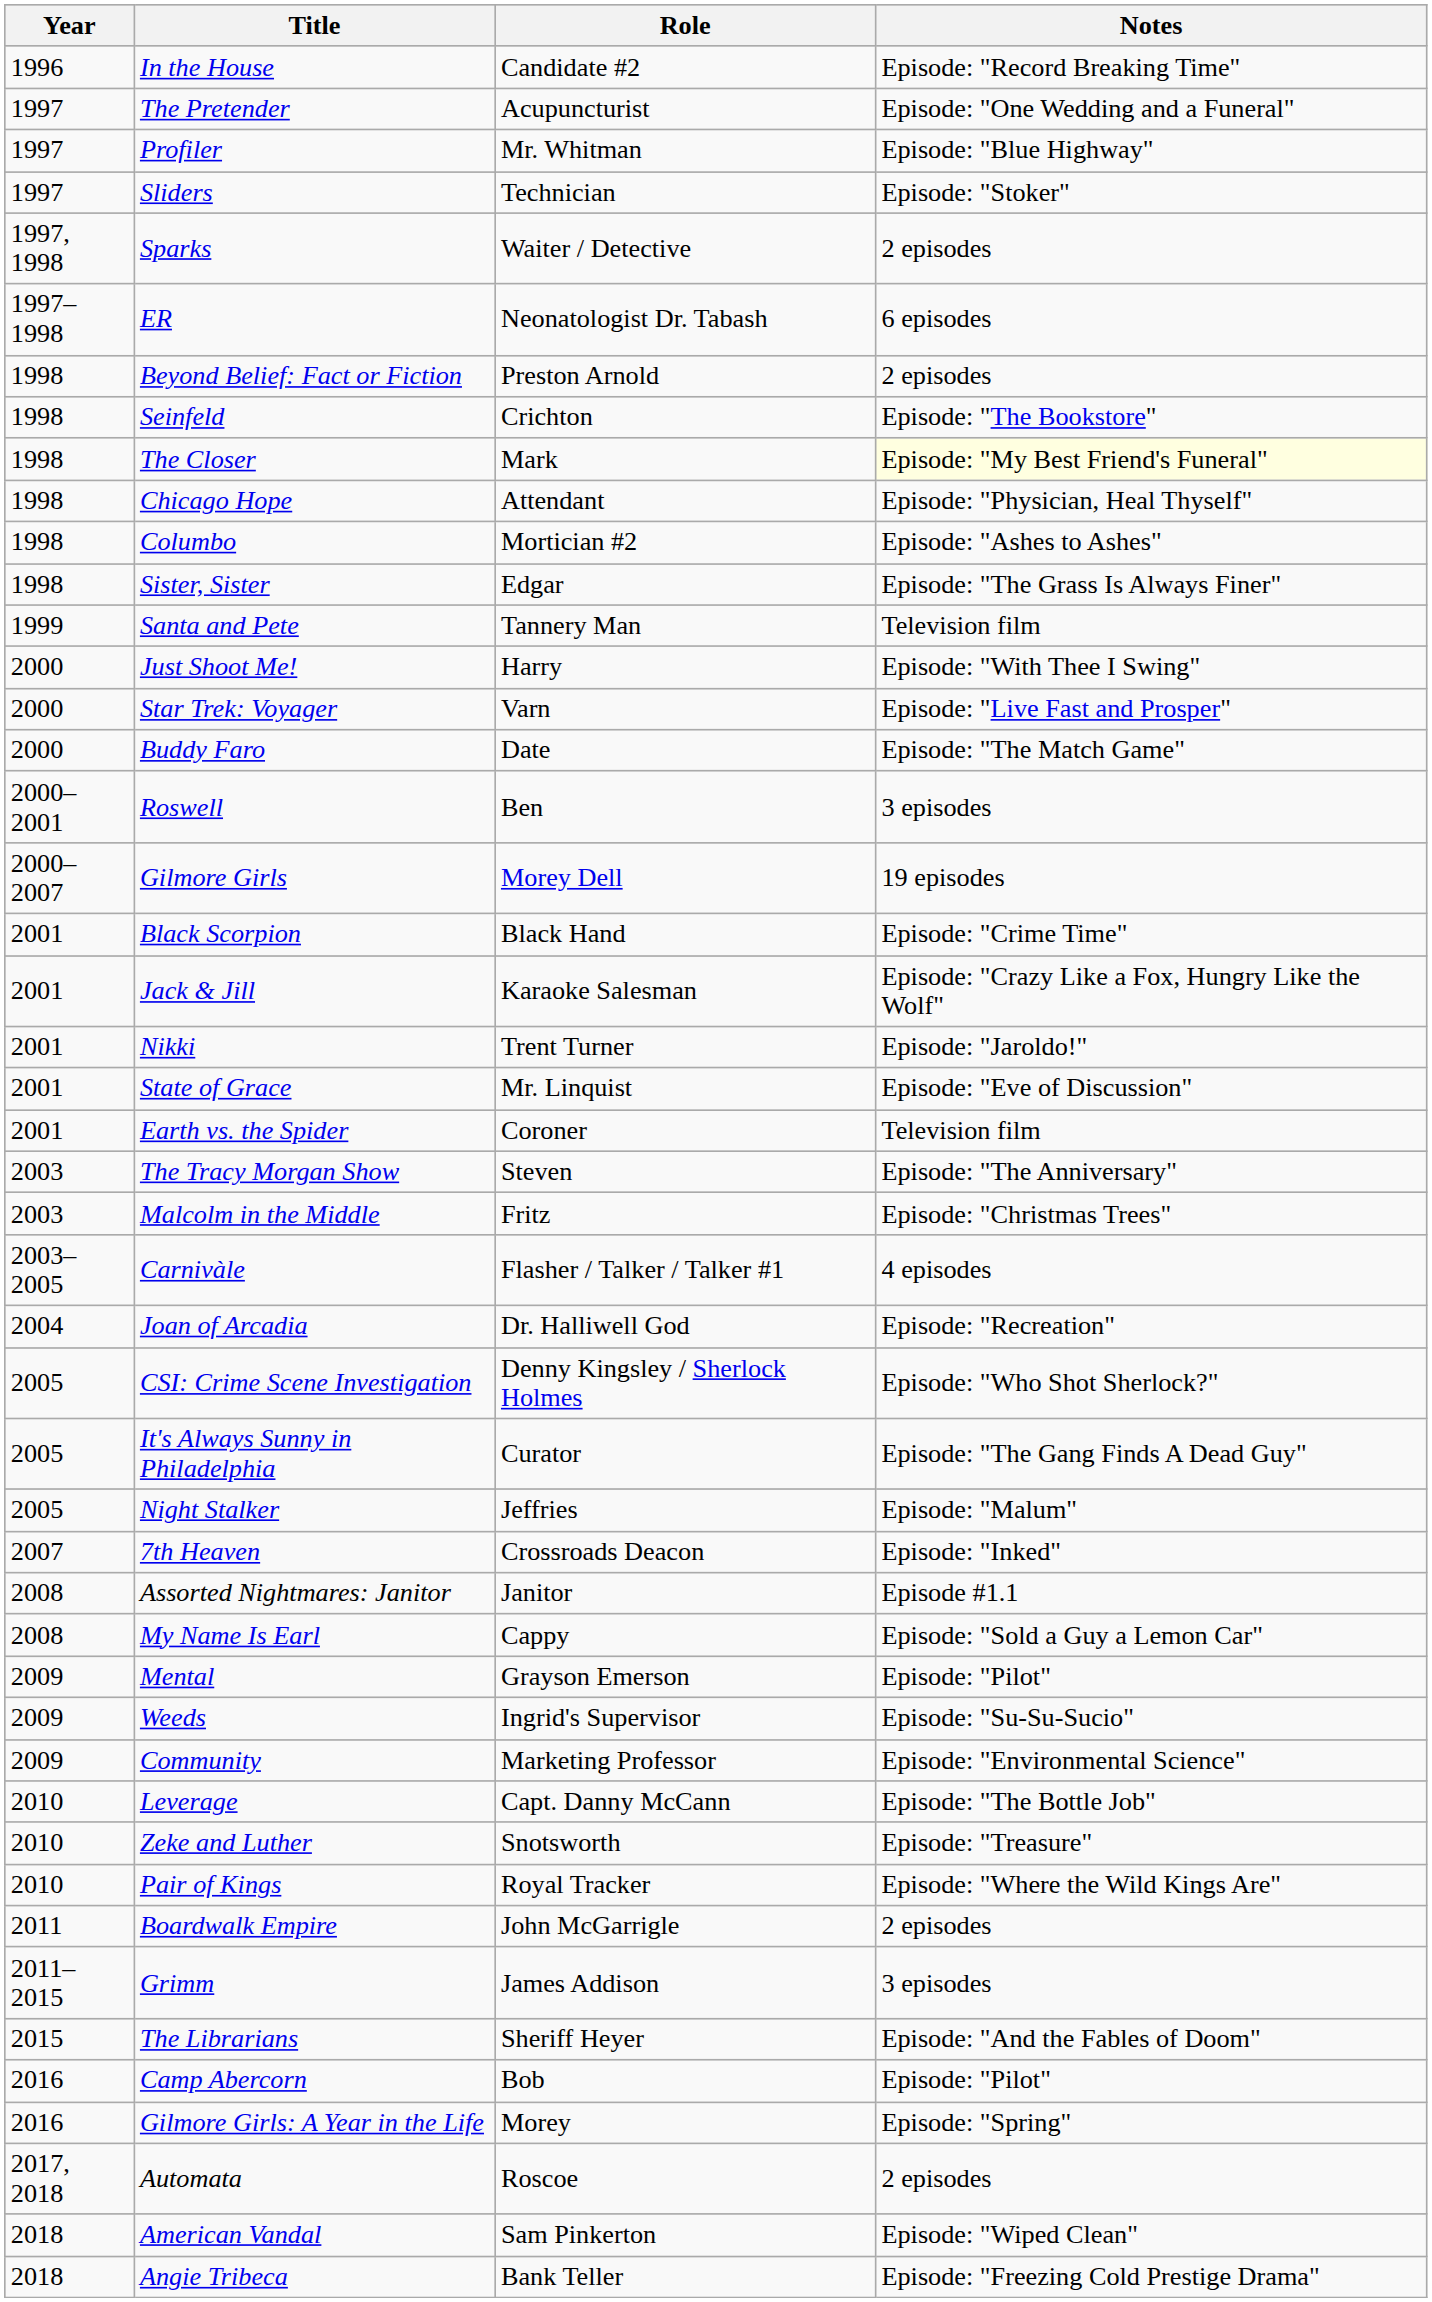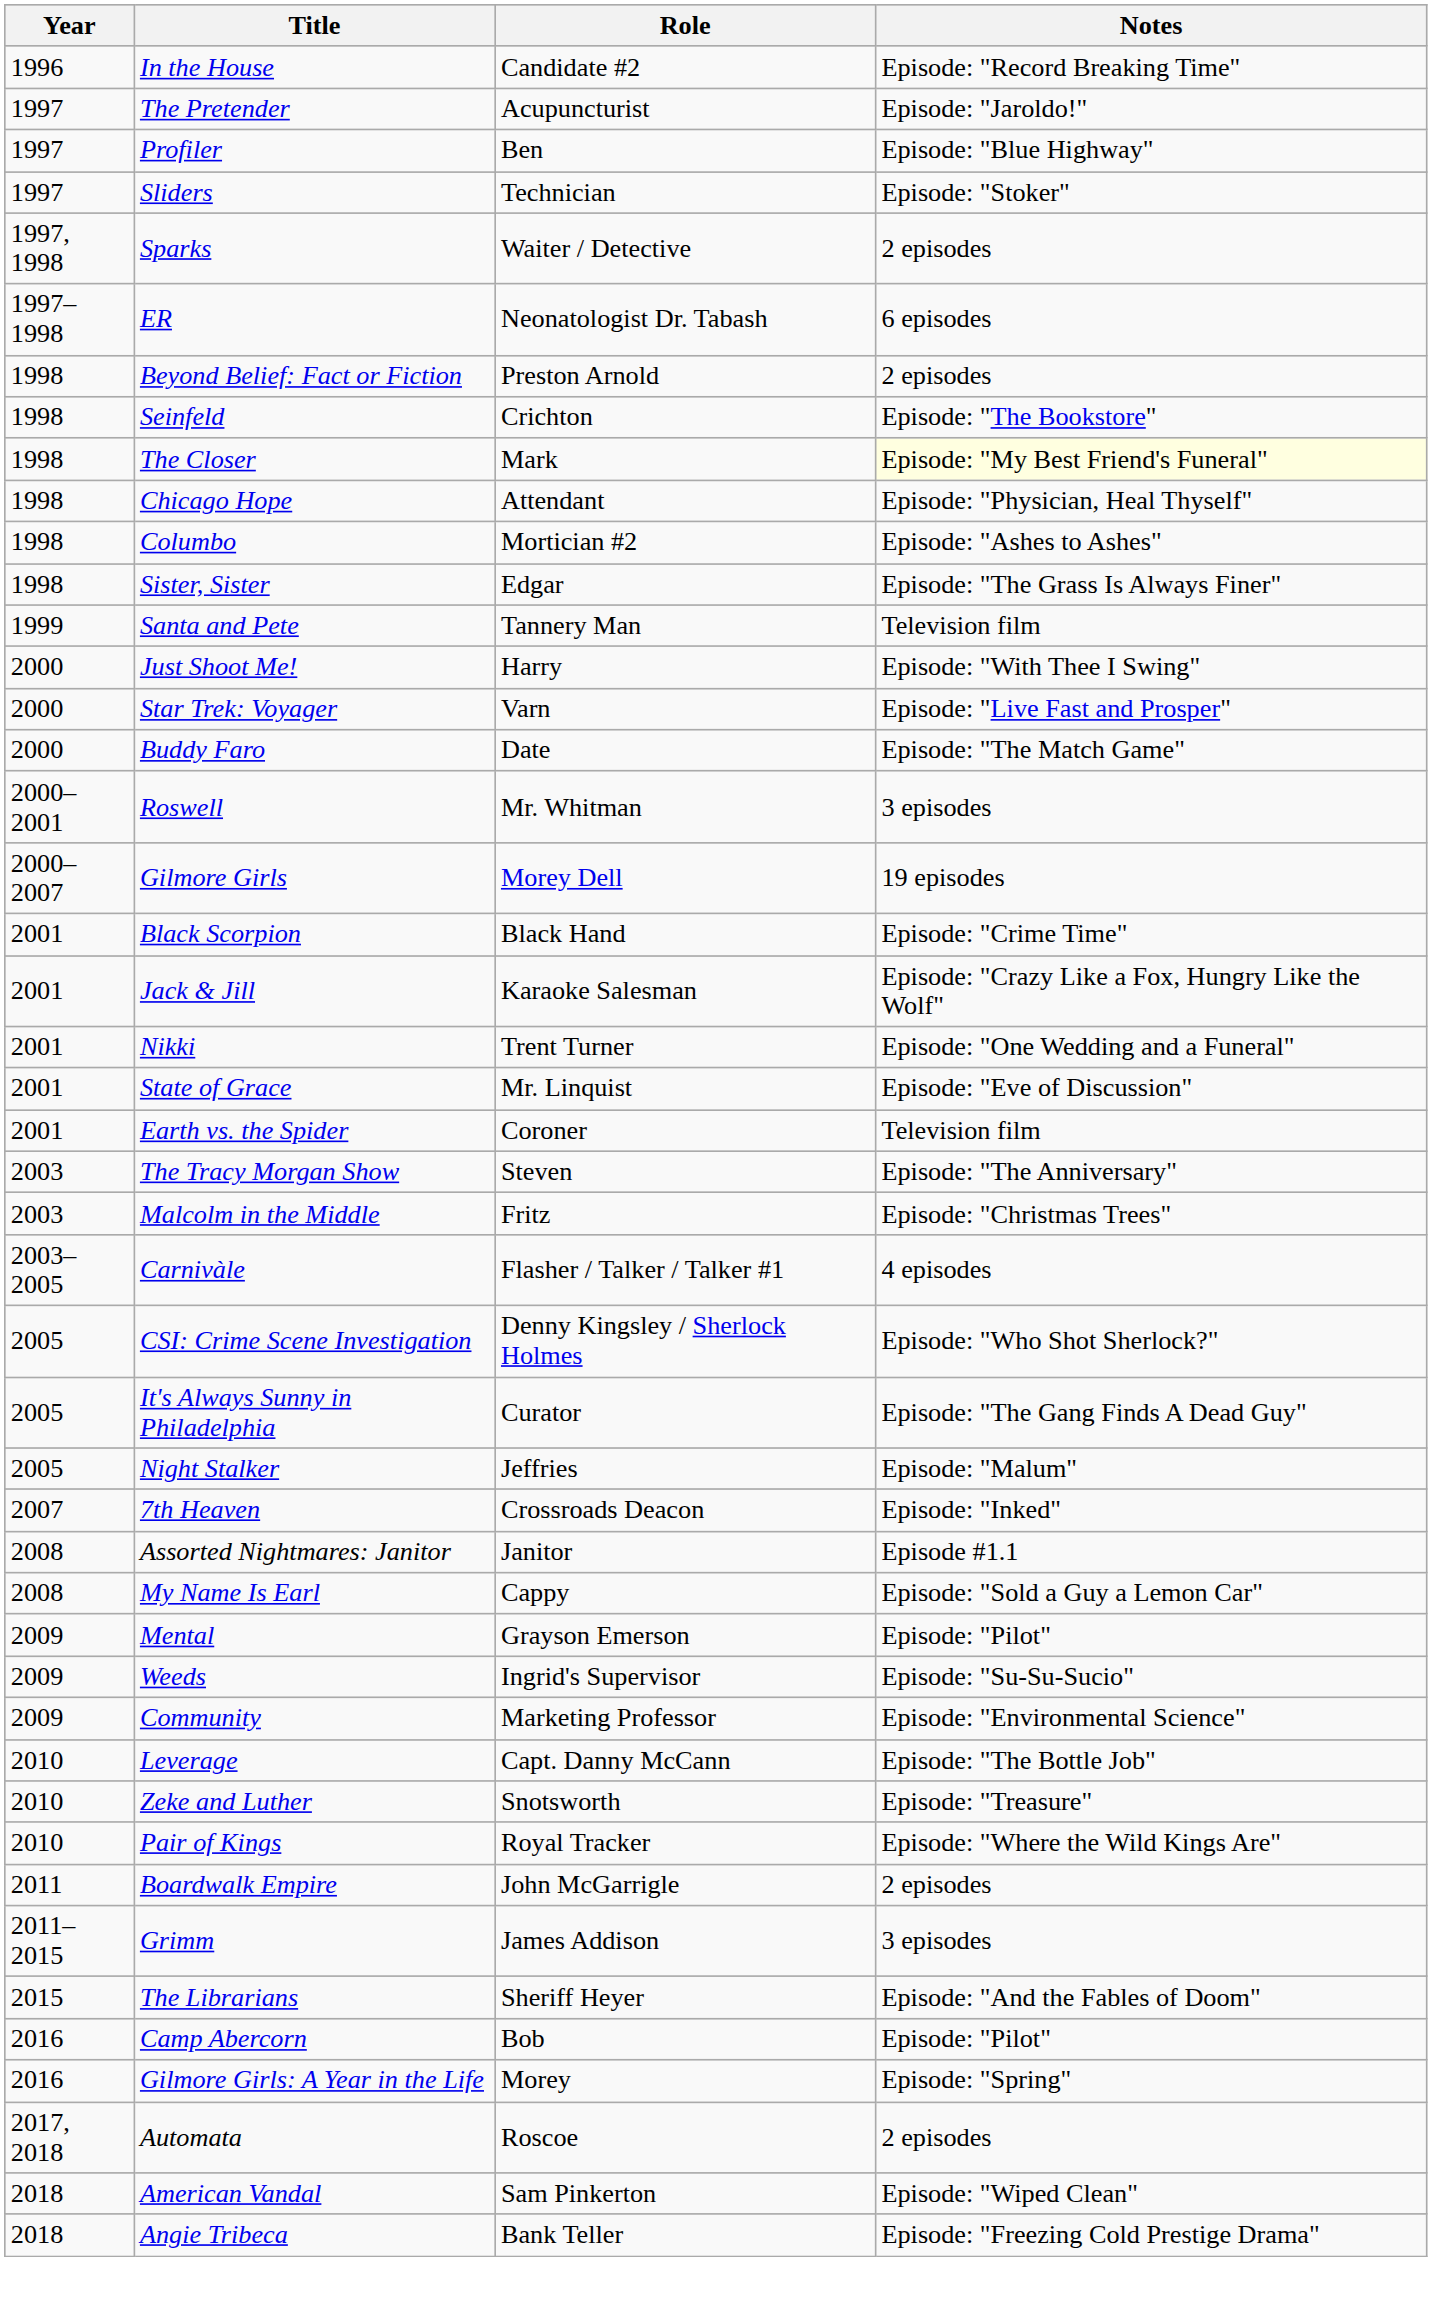(1088, 108) Episode: "One Wedding and a Funeral" -> (984, 108) Episode: "Jaroldo!"
(571, 150) Mr. Whitman -> (522, 150) Ben
(522, 806) Ben -> (571, 806) Mr. Whitman
(984, 1046) Episode: "Jaroldo!" -> (1088, 1046) Episode: "One Wedding and a Funeral"
- row: (224, 1326)
